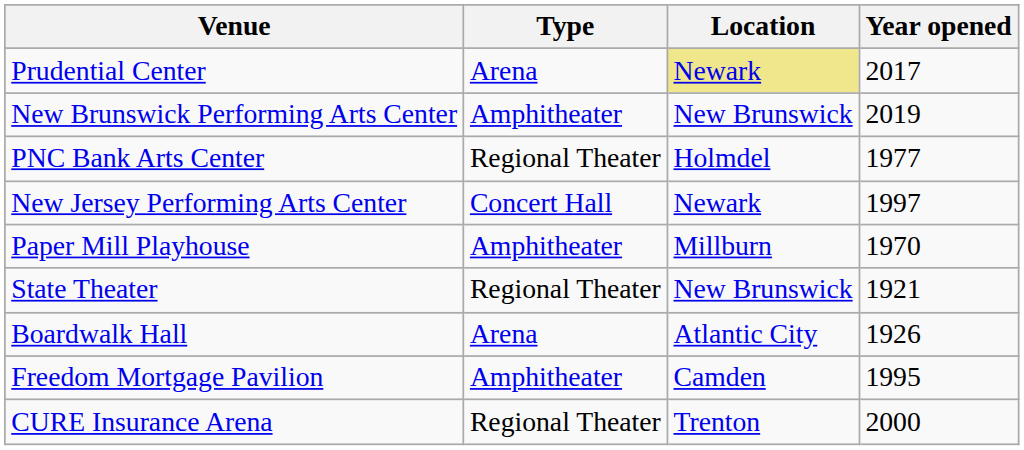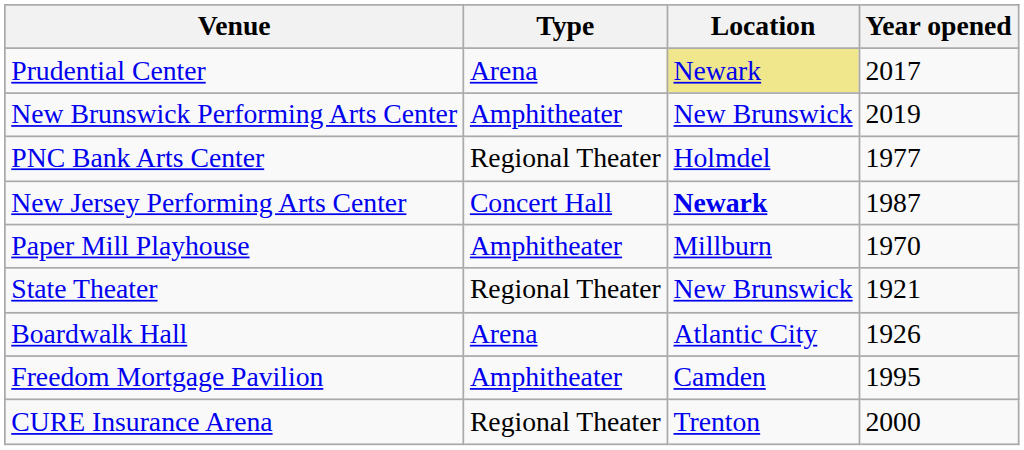(717, 202) normal -> (720, 202) bold
(893, 202) 1997 -> (893, 202) 1987
